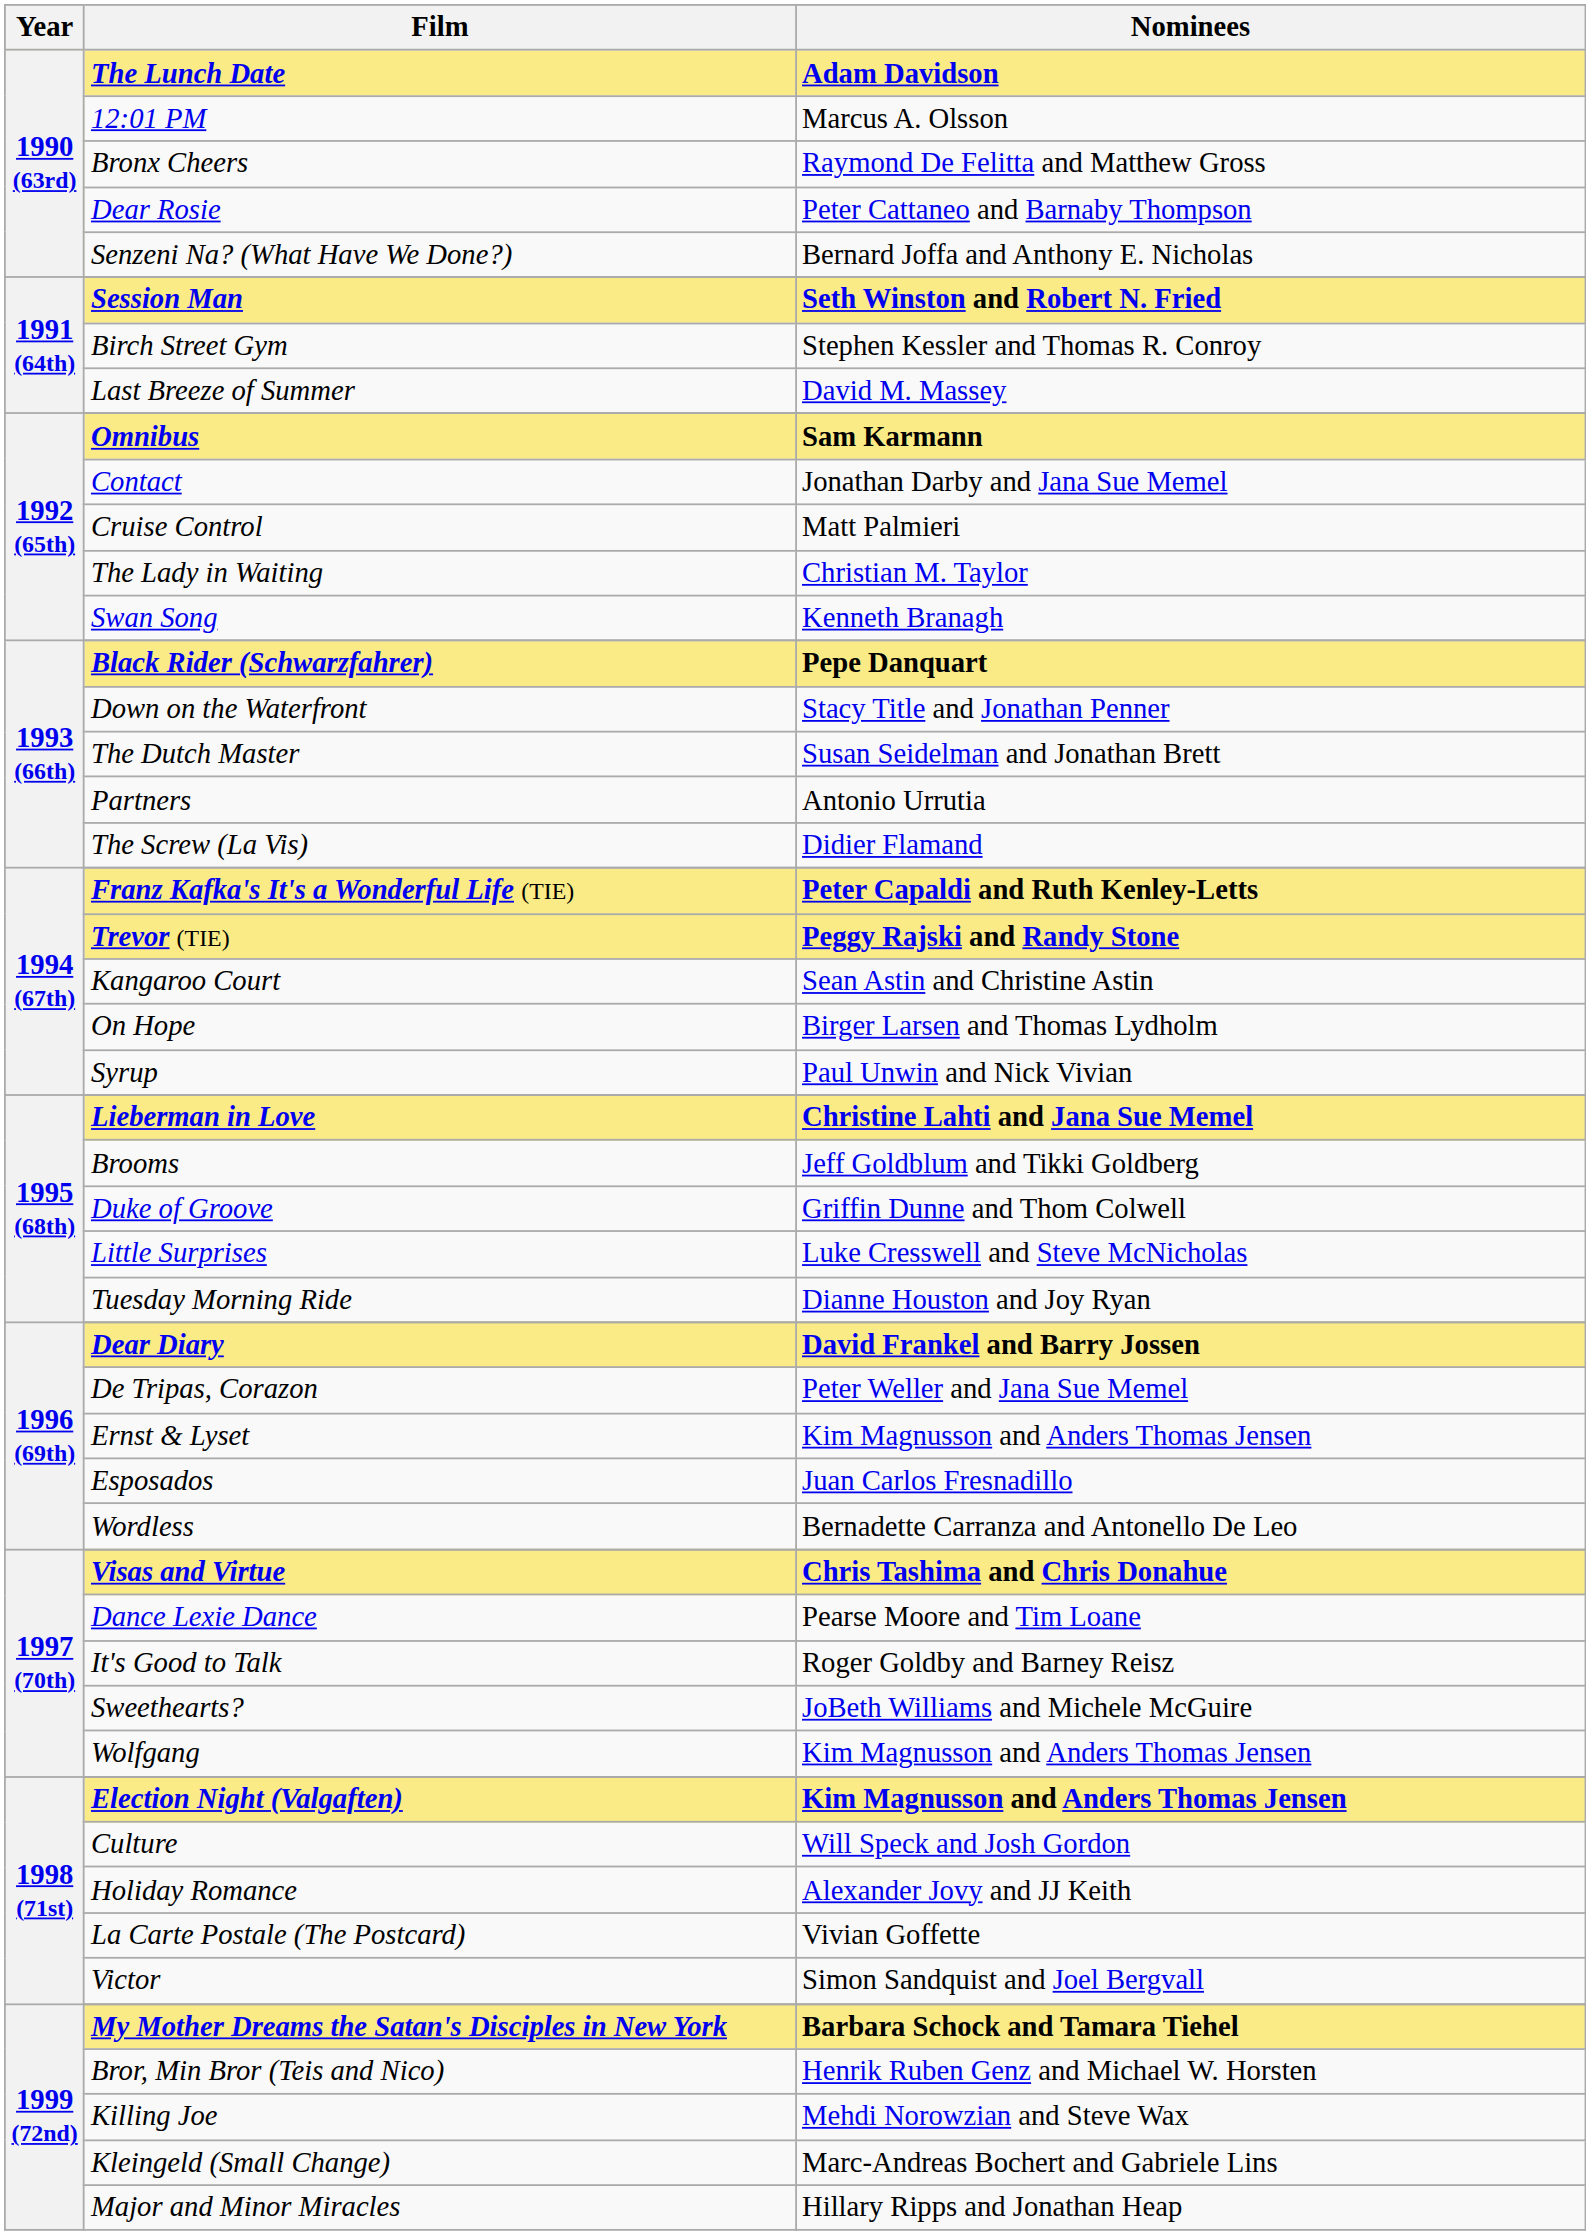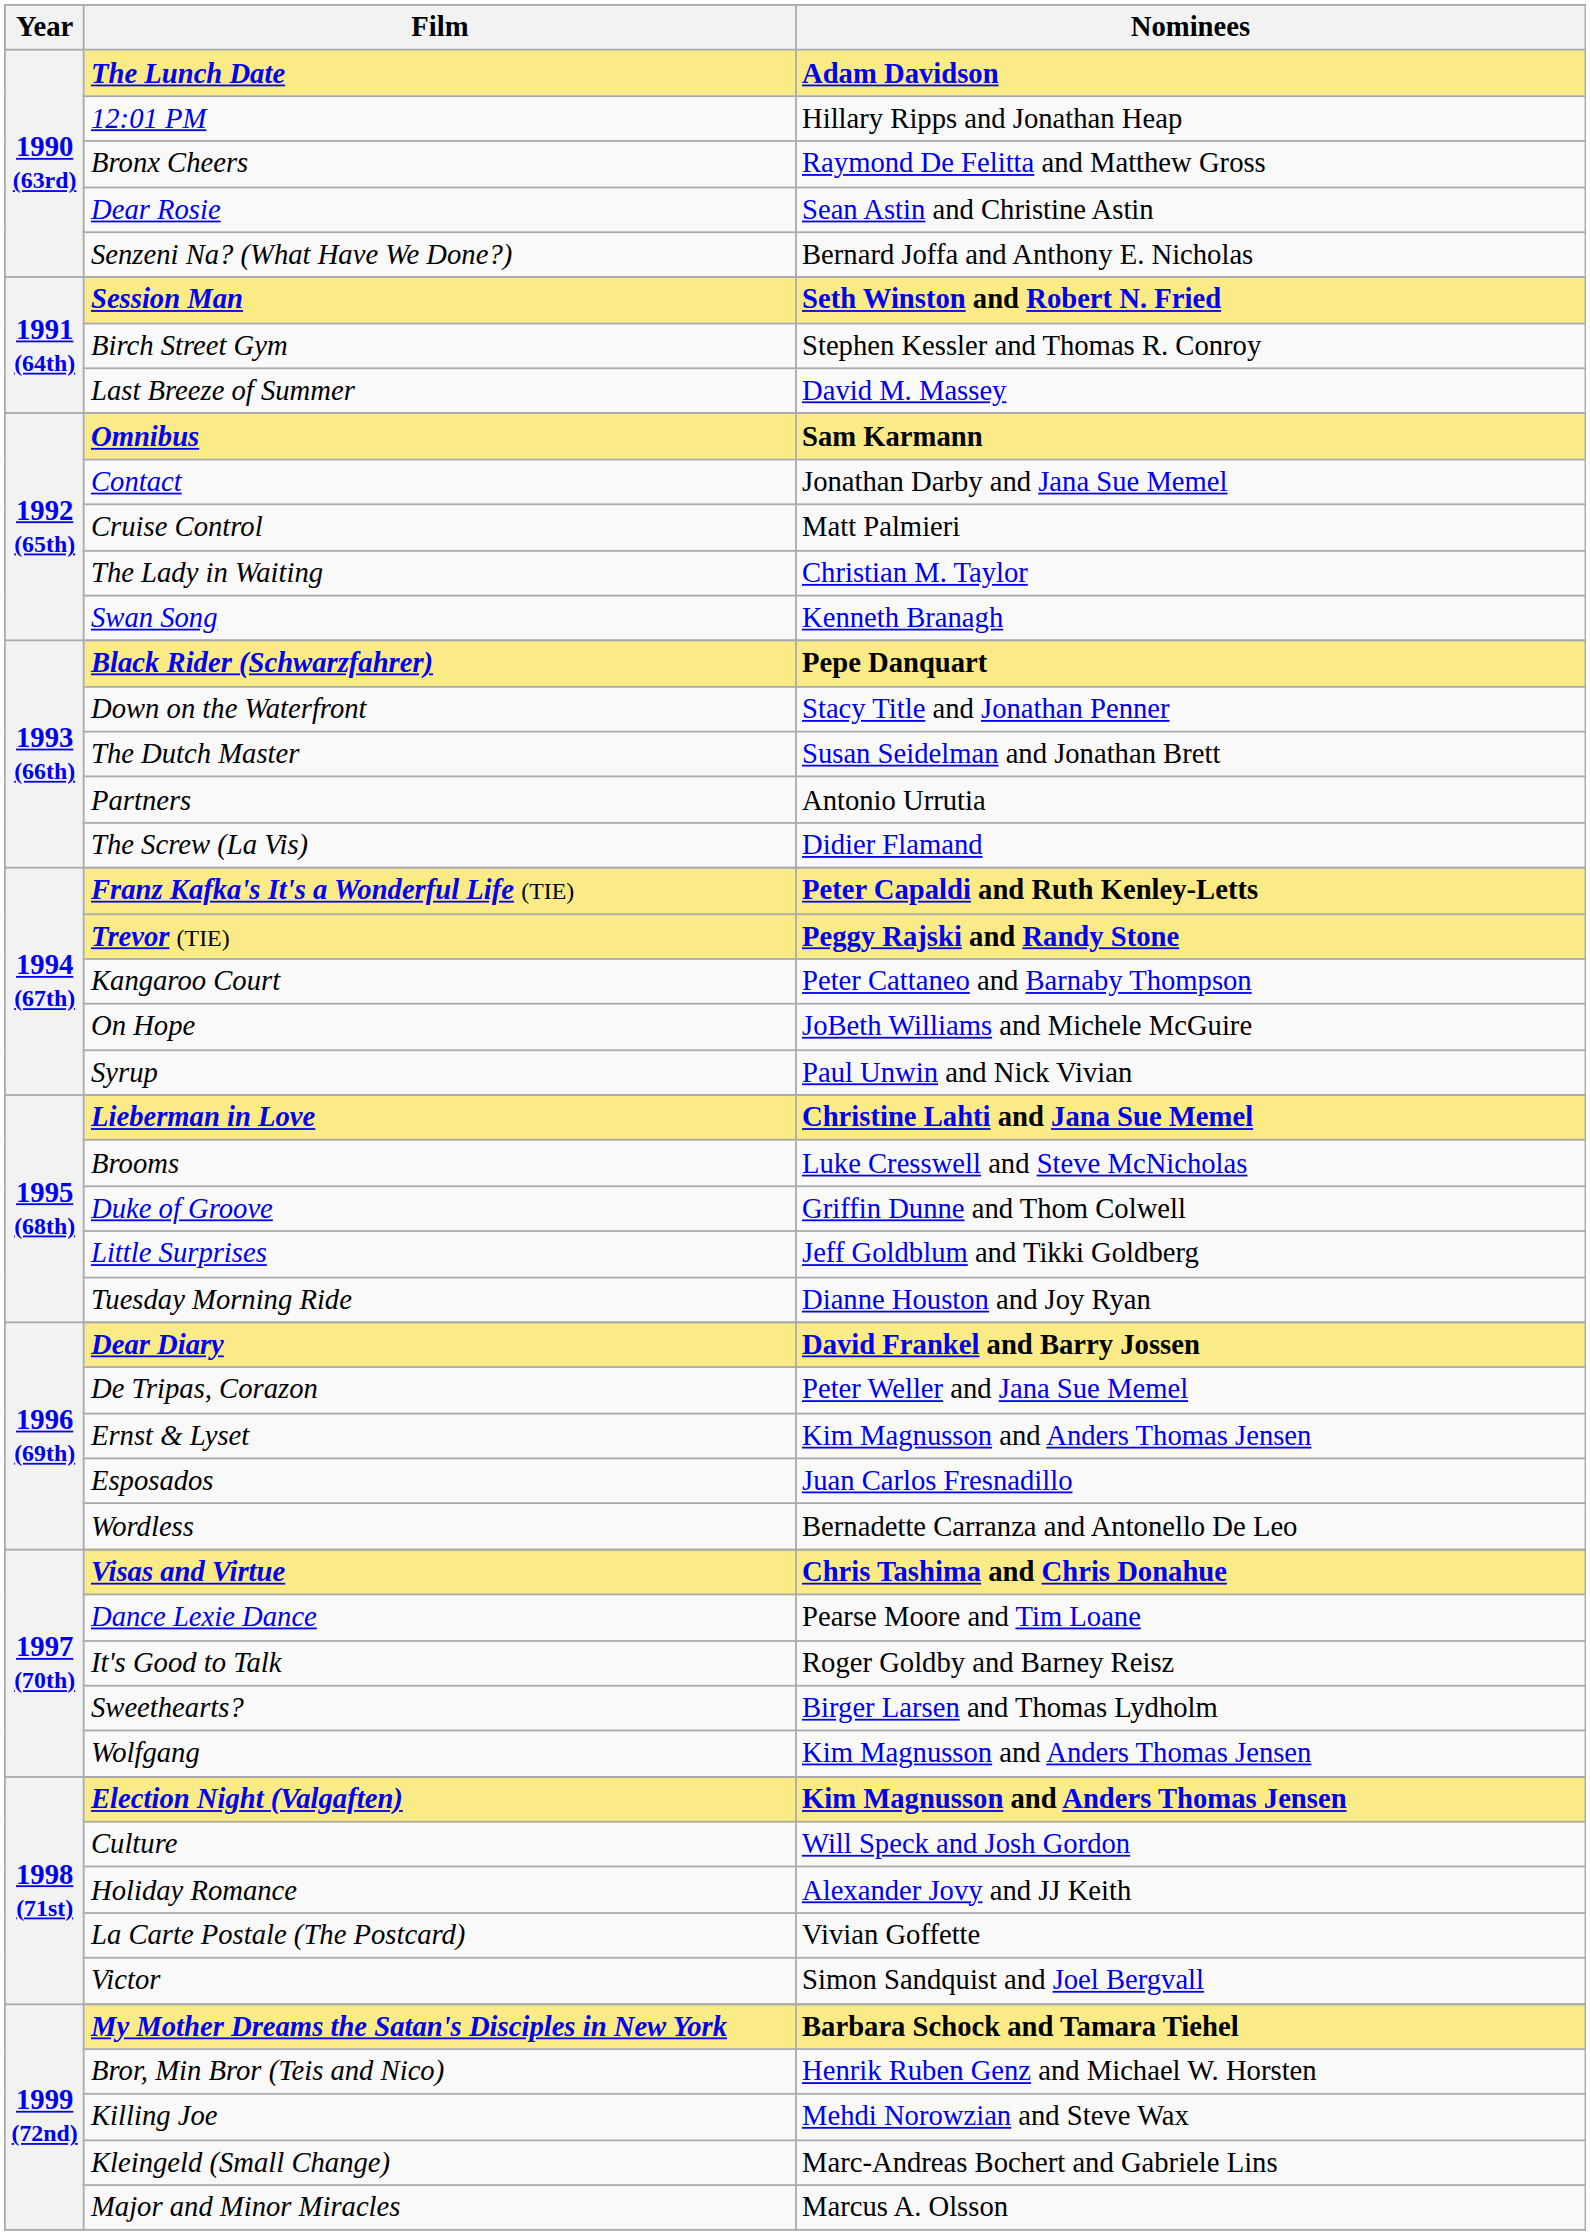(905, 118) Marcus A. Olsson -> (992, 118) Hillary Ripps and Jonathan Heap
(1027, 208) Peter Cattaneo and Barnaby Thompson -> (978, 208) Sean Astin and Christine Astin
(978, 981) Sean Astin and Christine Astin -> (1027, 981) Peter Cattaneo and Barnaby Thompson
(1010, 1026) Birger Larsen and Thomas Lydholm -> (1027, 1026) JoBeth Williams and Michele McGuire
(1000, 1162) Jeff Goldblum and Tikki Goldberg -> (1025, 1162) Luke Cresswell and Steve McNicholas
(1025, 1253) Luke Cresswell and Steve McNicholas -> (1000, 1253) Jeff Goldblum and Tikki Goldberg
(1027, 1707) JoBeth Williams and Michele McGuire -> (1010, 1707) Birger Larsen and Thomas Lydholm
(992, 2207) Hillary Ripps and Jonathan Heap -> (905, 2207) Marcus A. Olsson
